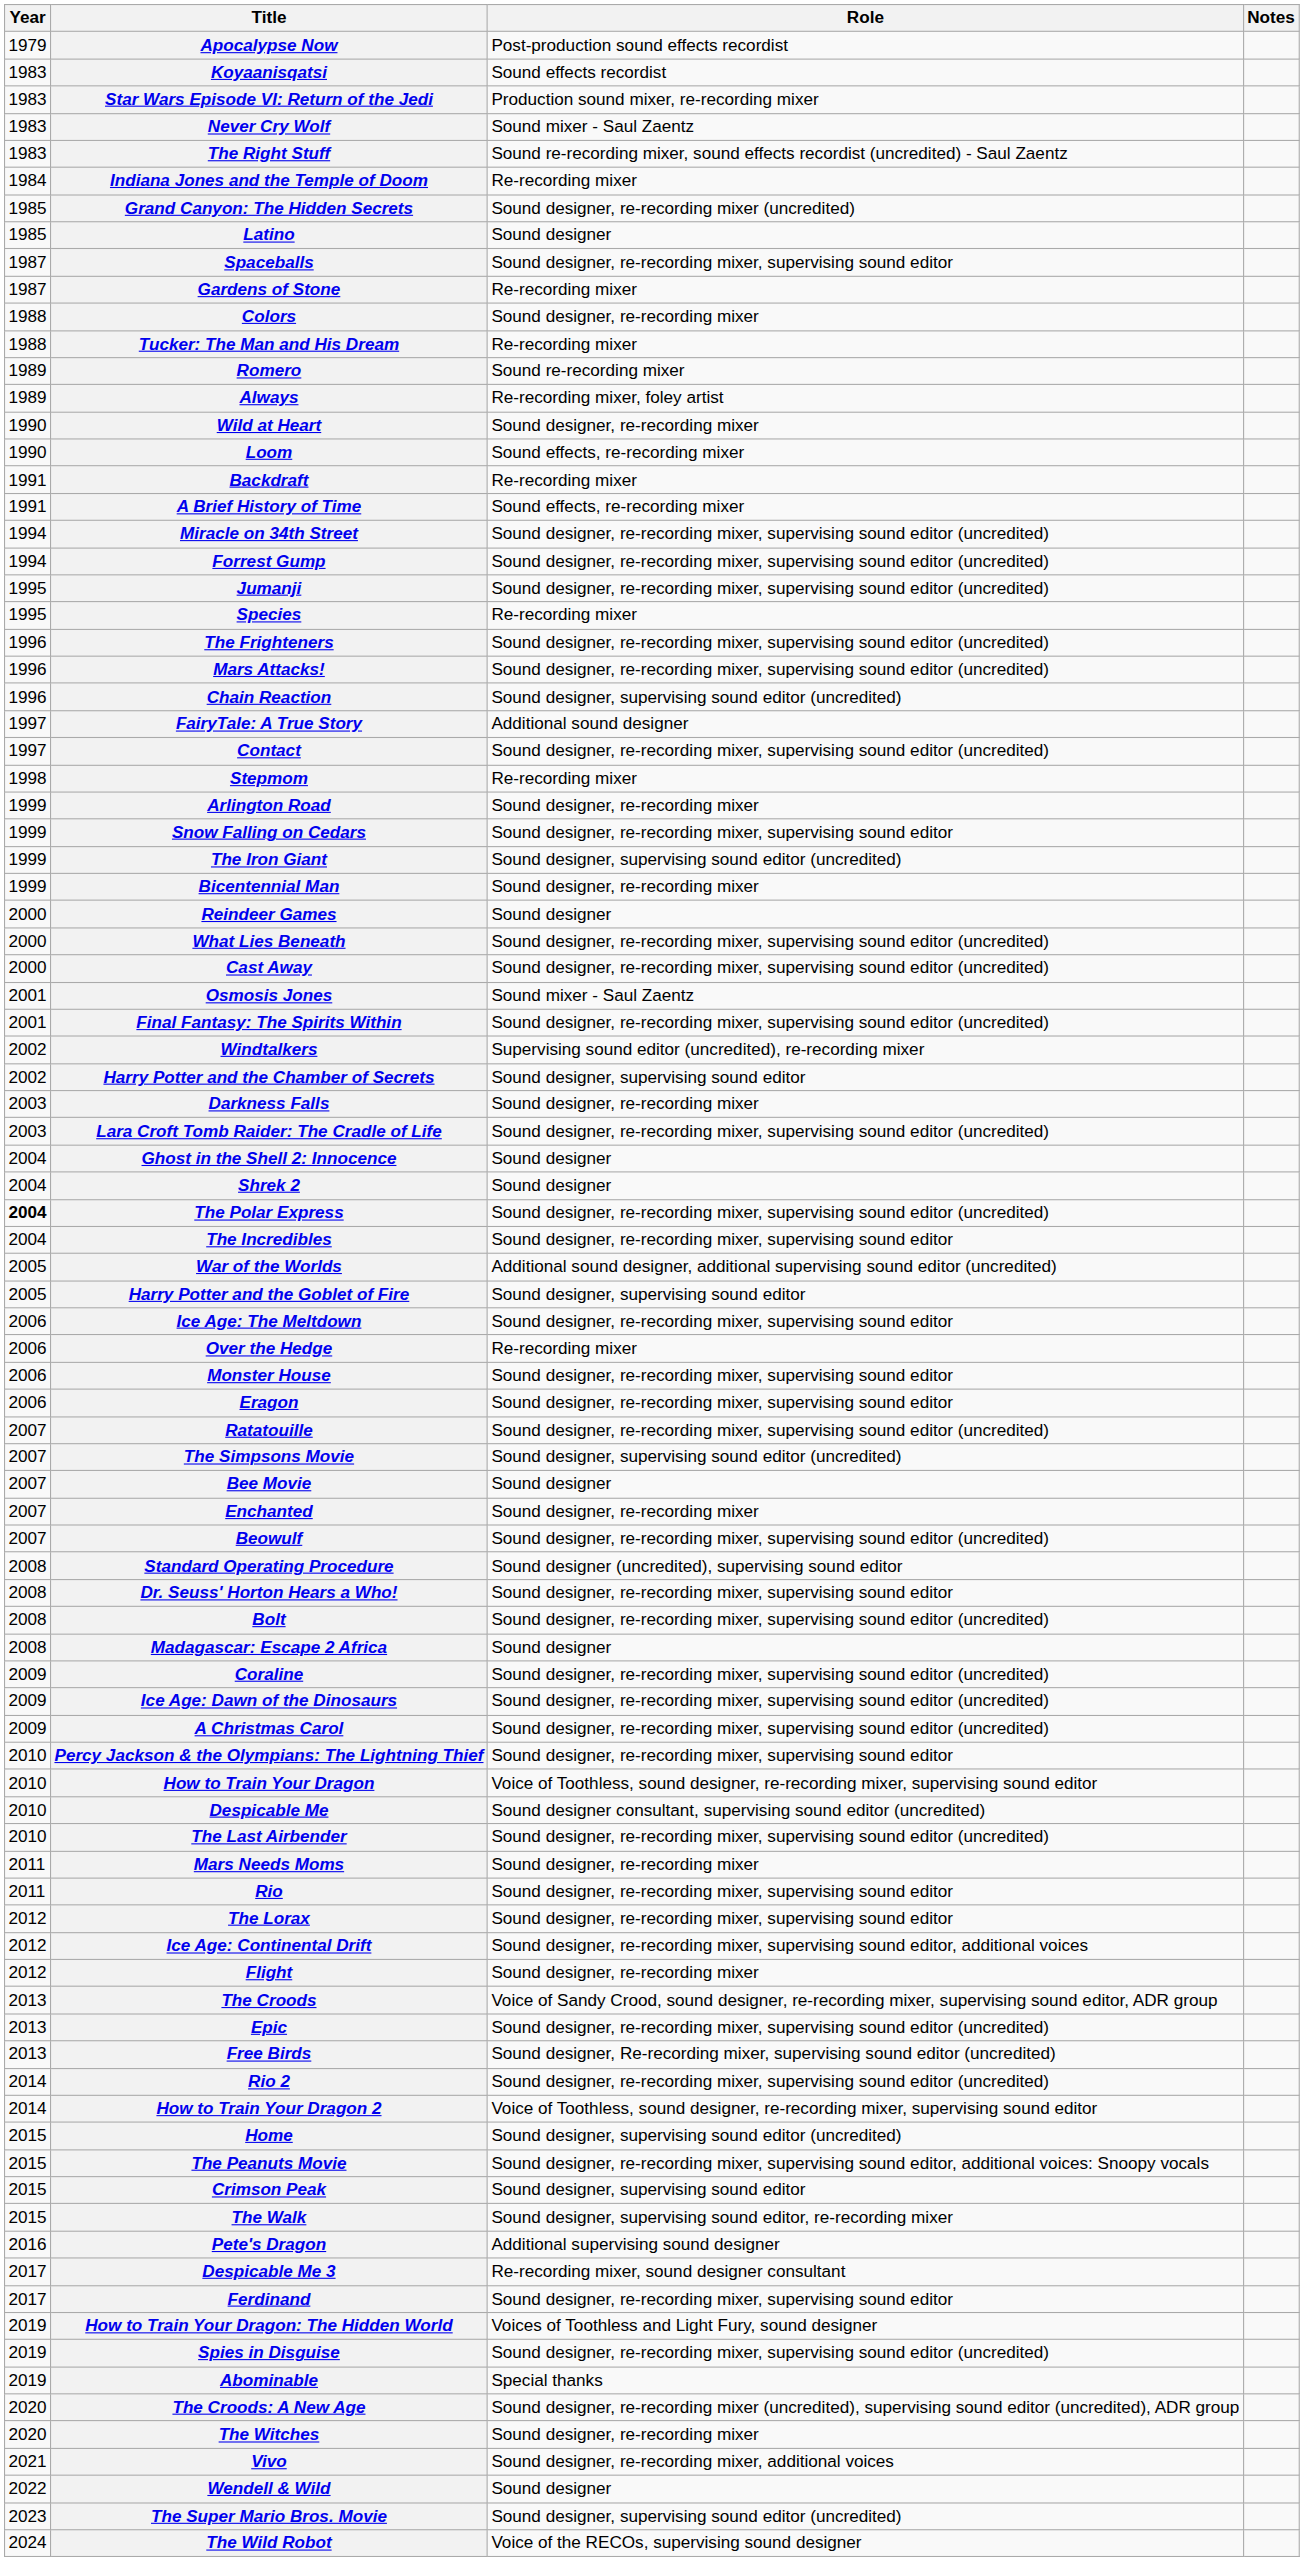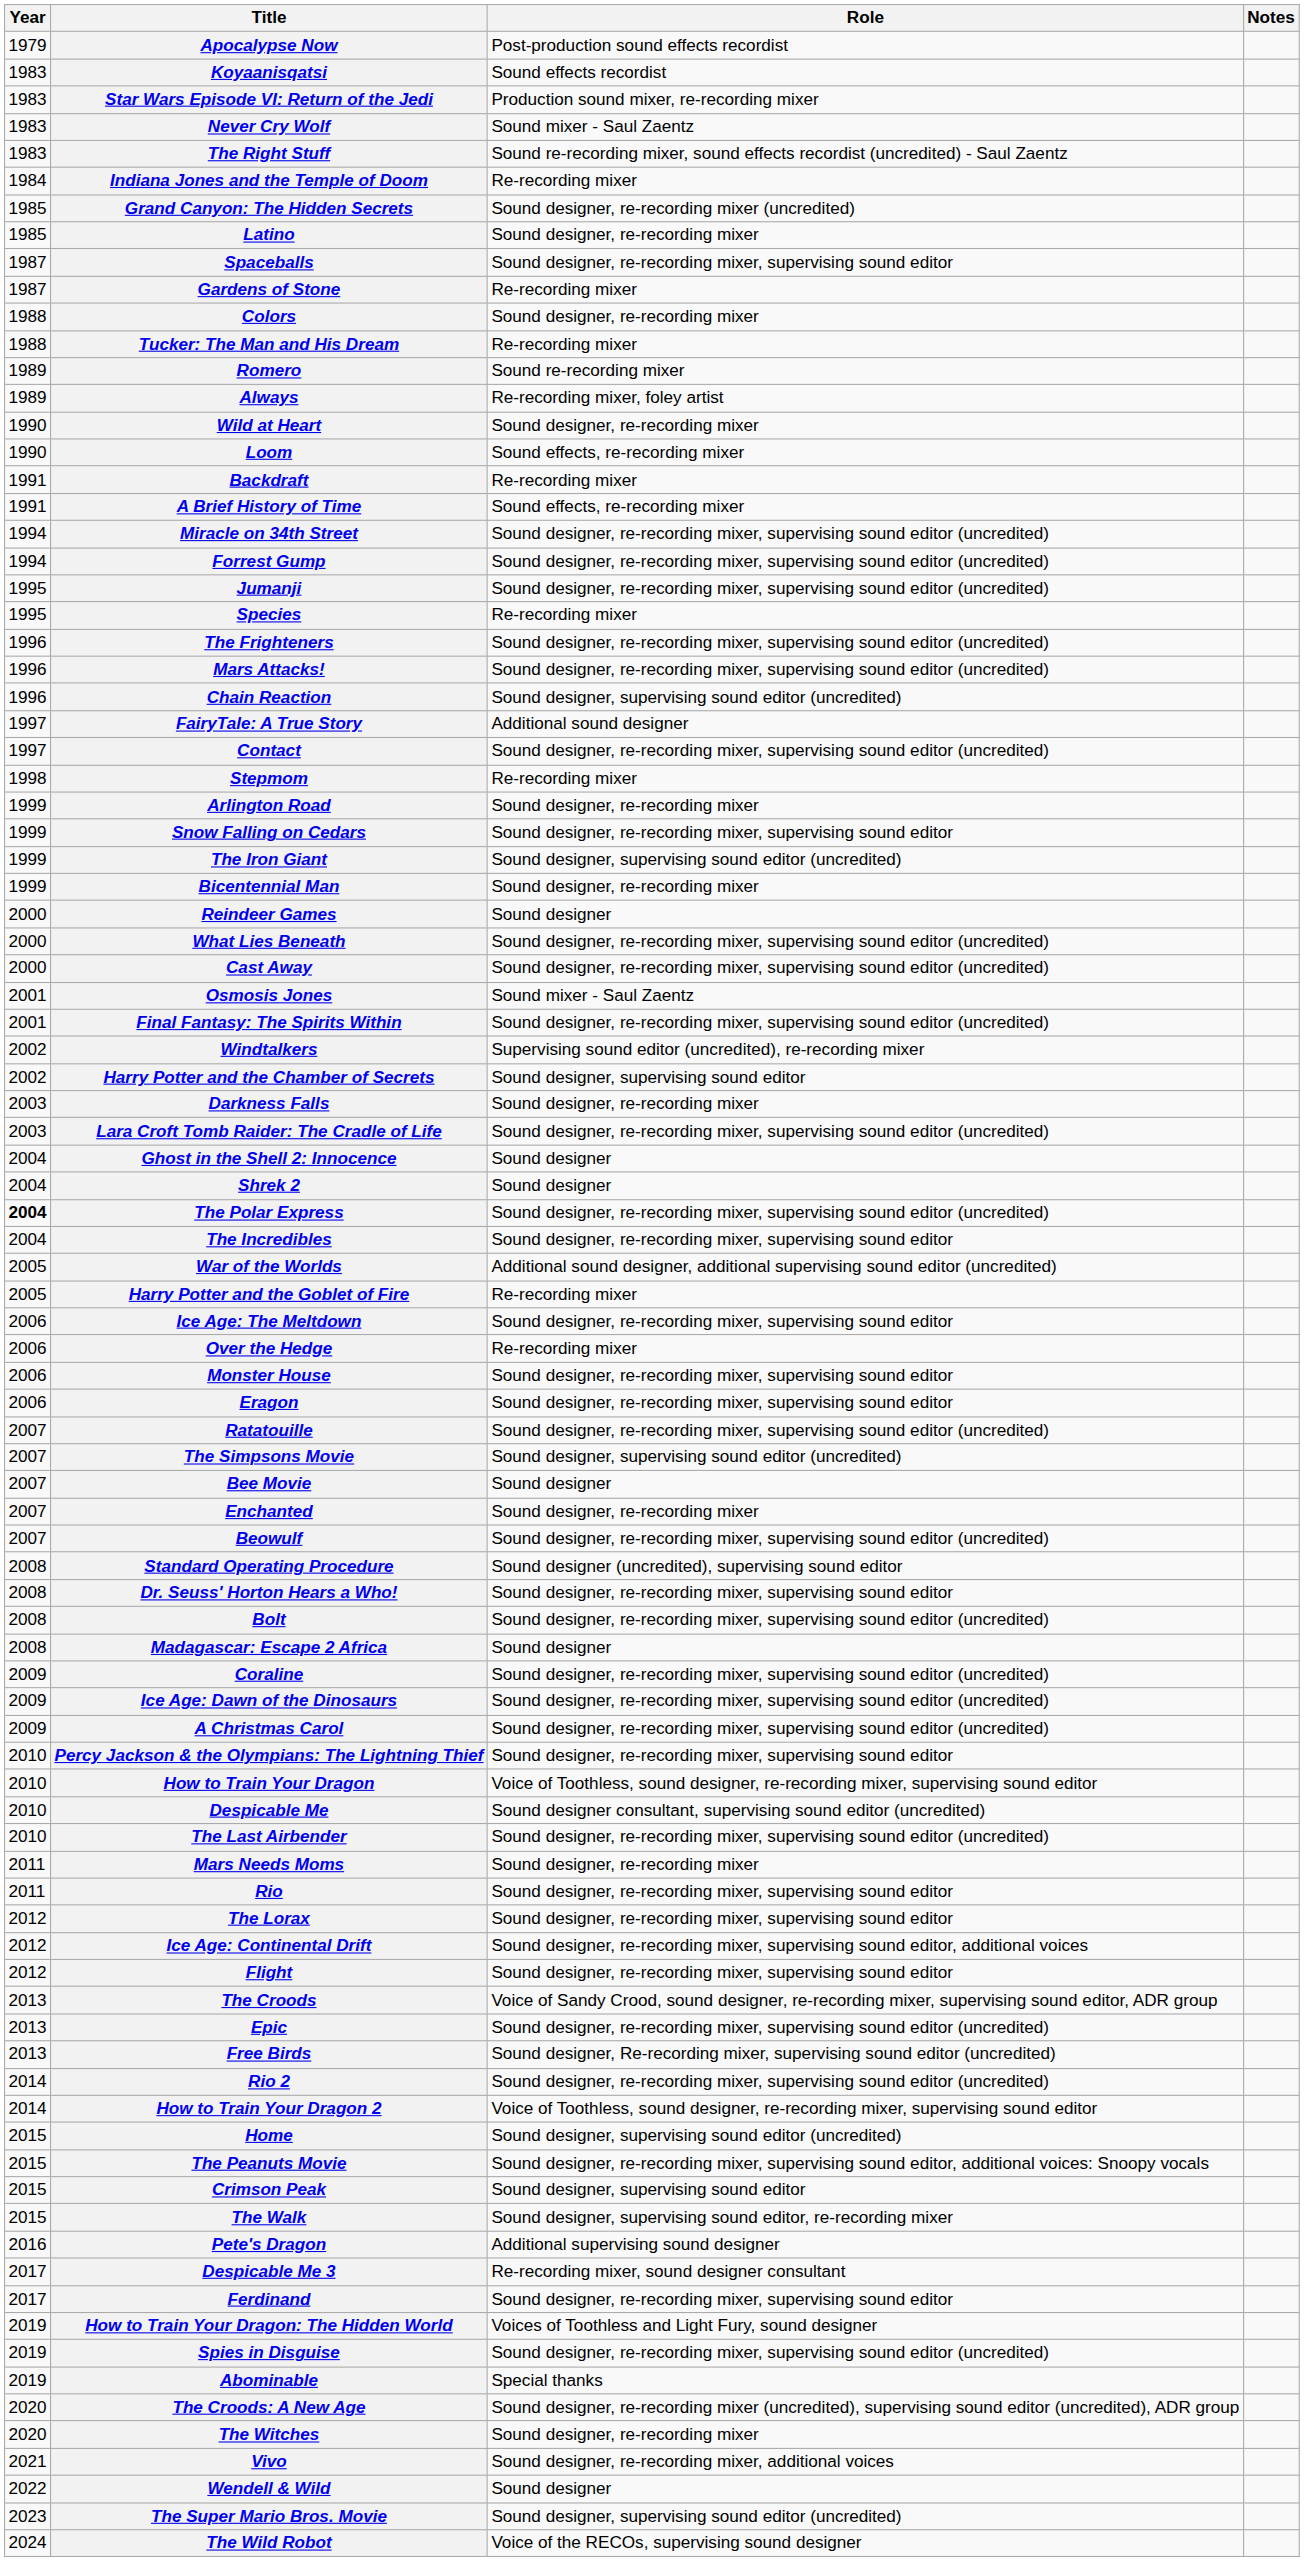(551, 235) Sound designer -> (625, 235) Sound designer, re-recording mixer
(648, 1294) Sound designer, supervising sound editor -> (564, 1294) Re-recording mixer
(625, 1972) Sound designer, re-recording mixer -> (722, 1972) Sound designer, re-recording mixer, supervising sound editor
